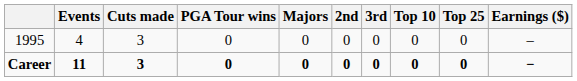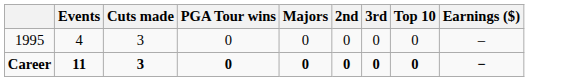- column: (464, 16)
